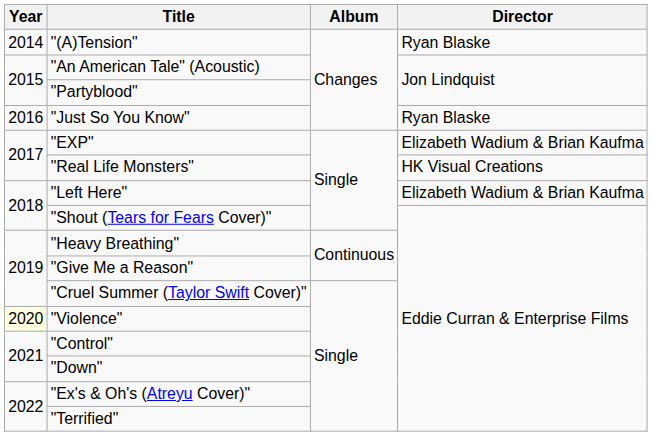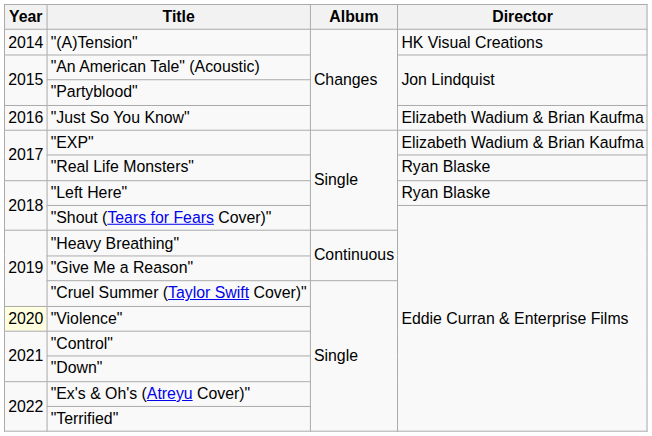(446, 42) Ryan Blaske -> (472, 42) HK Visual Creations
(446, 117) Ryan Blaske -> (523, 117) Elizabeth Wadium & Brian Kaufma
(472, 167) HK Visual Creations -> (446, 167) Ryan Blaske
(523, 192) Elizabeth Wadium & Brian Kaufma -> (446, 192) Ryan Blaske
